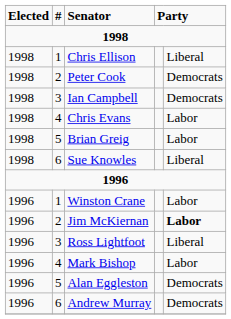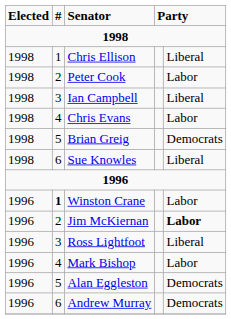(195, 77) Democrats -> (182, 77) Labor
(195, 97) Democrats -> (185, 97) Liberal
(182, 139) Labor -> (195, 139) Democrats
(58, 200) normal -> (58, 200) bold
